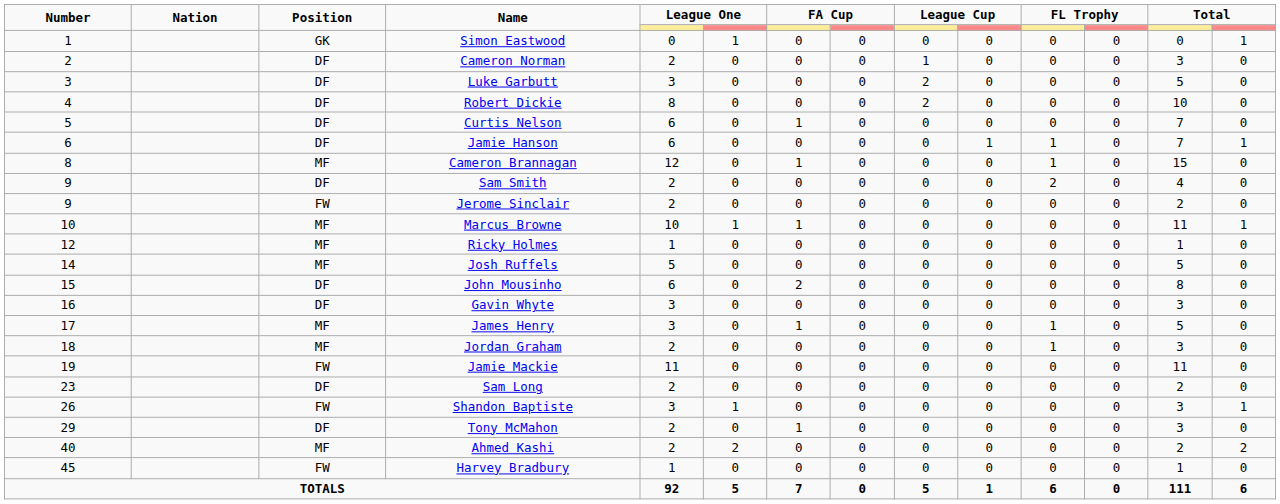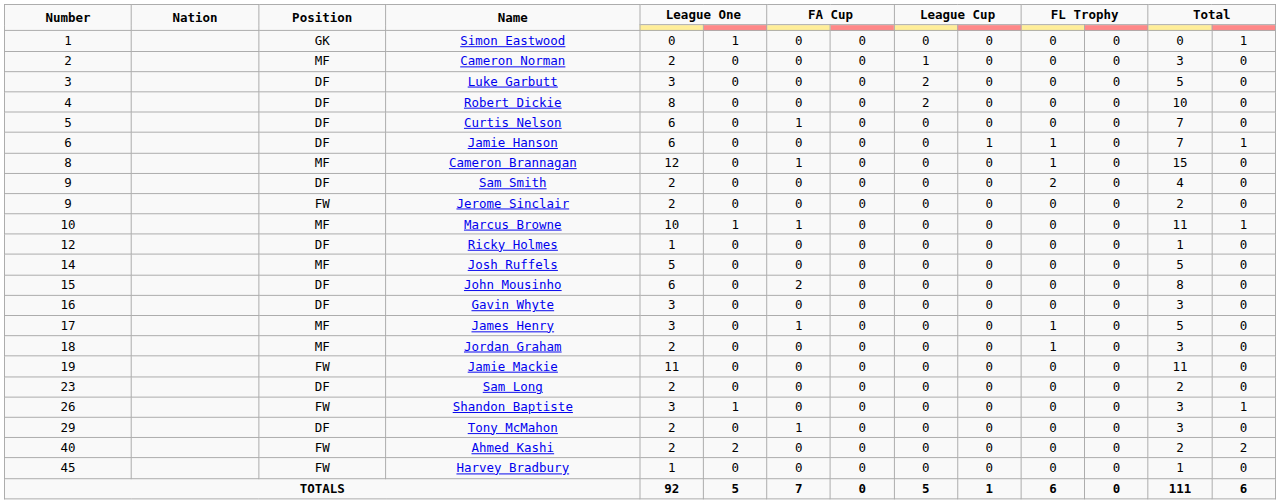(322, 61) DF -> (322, 61) MF
(322, 244) MF -> (322, 244) DF
(322, 448) MF -> (322, 448) FW
